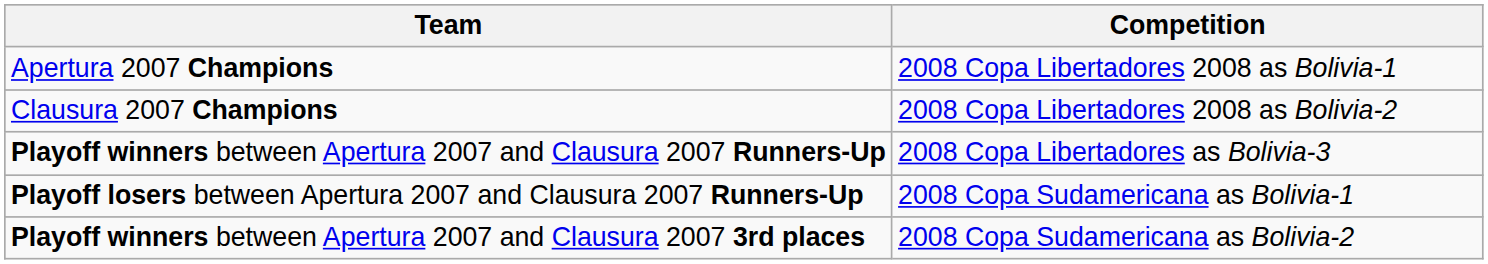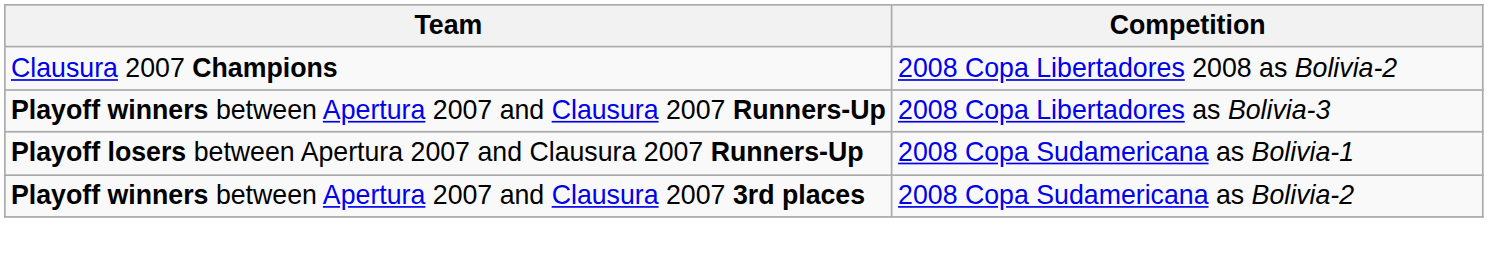- row: (172, 68)
